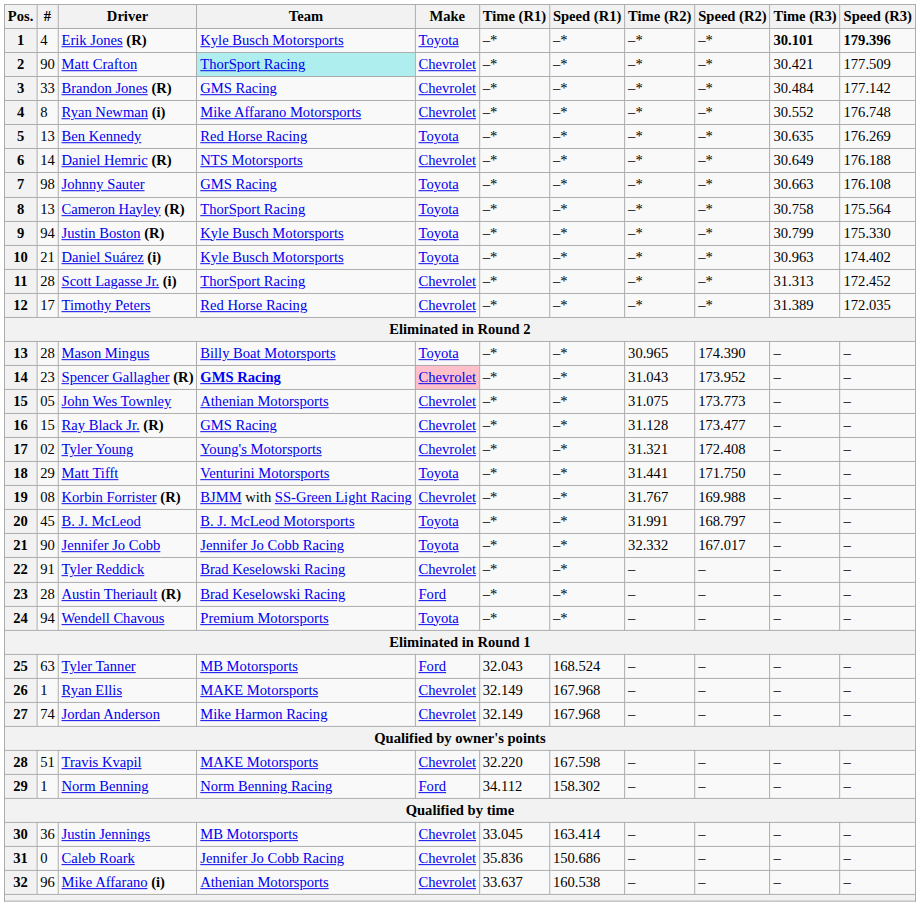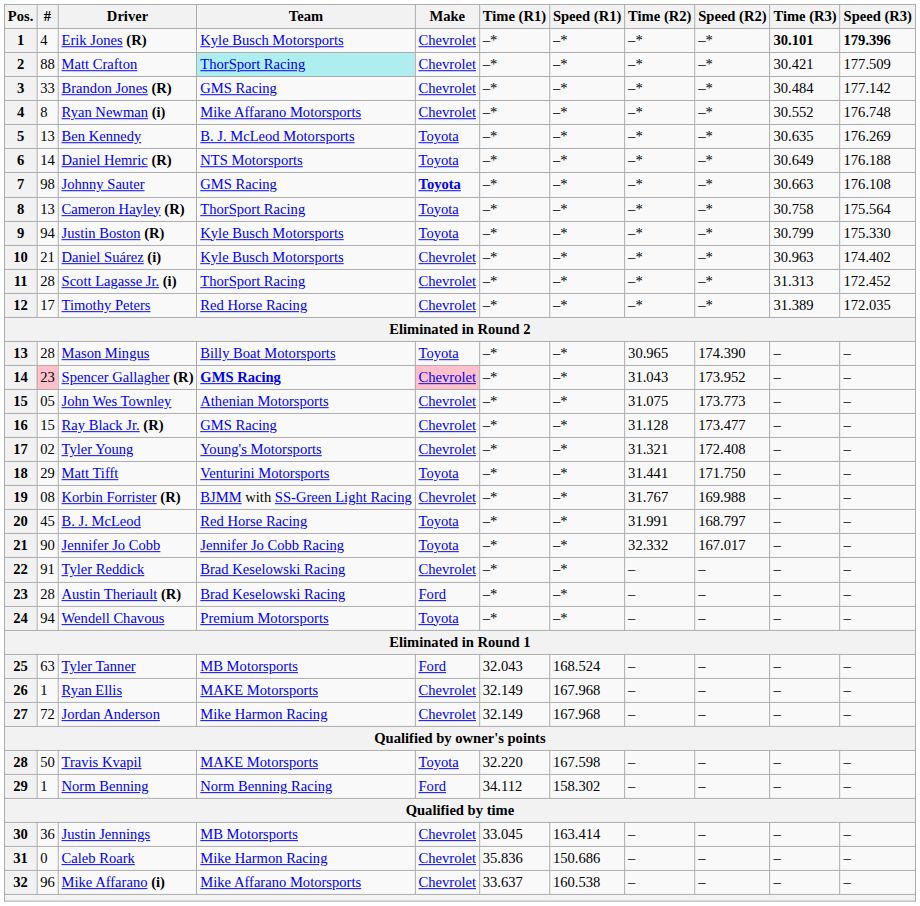(439, 40) Toyota -> (447, 40) Chevrolet
(47, 64) 90 -> (47, 64) 88
(254, 137) Red Horse Racing -> (277, 137) B. J. McLeod Motorsports
(447, 161) Chevrolet -> (439, 161) Toyota
(439, 185) normal -> (440, 185) bold
(439, 257) Toyota -> (447, 257) Chevrolet
(47, 377) no background -> (47, 377) pink background
(277, 521) B. J. McLeod Motorsports -> (254, 521) Red Horse Racing
(47, 714) 74 -> (47, 714) 72
(47, 762) 51 -> (47, 762) 50
(447, 762) Chevrolet -> (439, 762) Toyota
(272, 858) Jennifer Jo Cobb Racing -> (264, 858) Mike Harmon Racing
(264, 882) Athenian Motorsports -> (281, 882) Mike Affarano Motorsports
